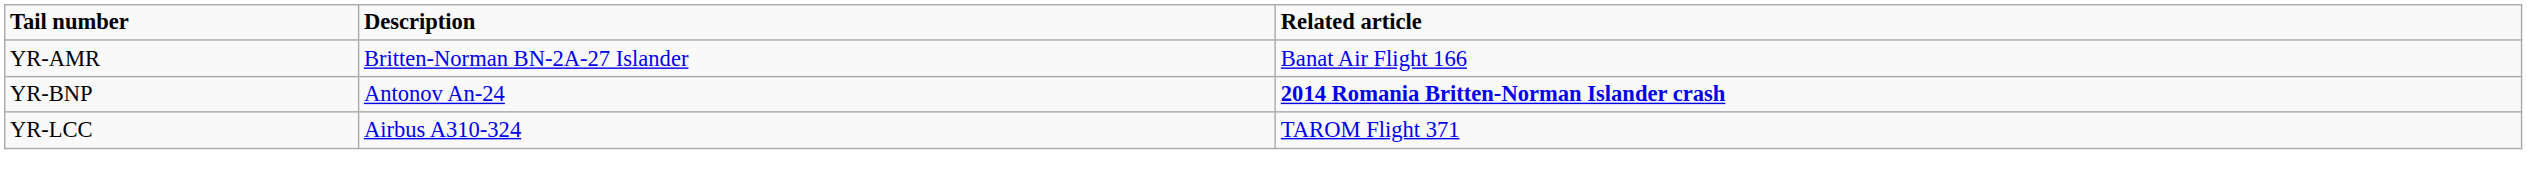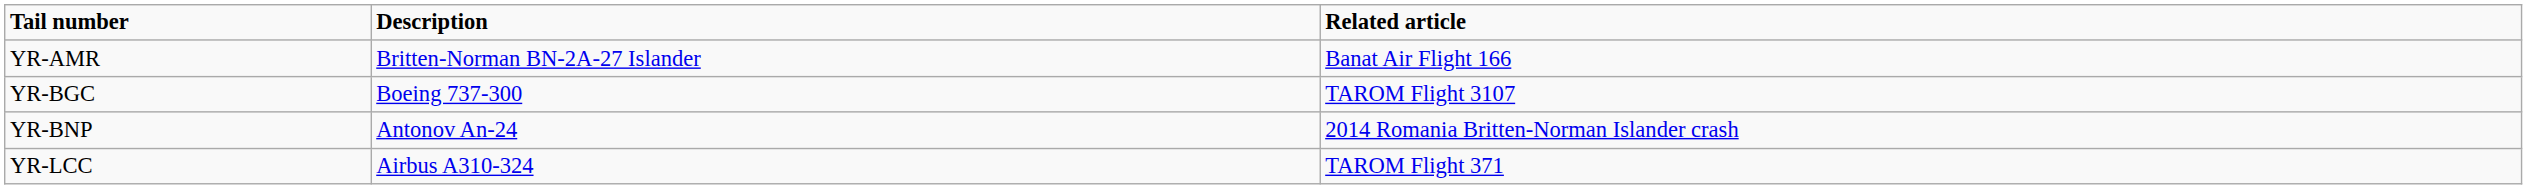+ row: (53, 93)
(1503, 93) bold -> (1532, 129) normal
